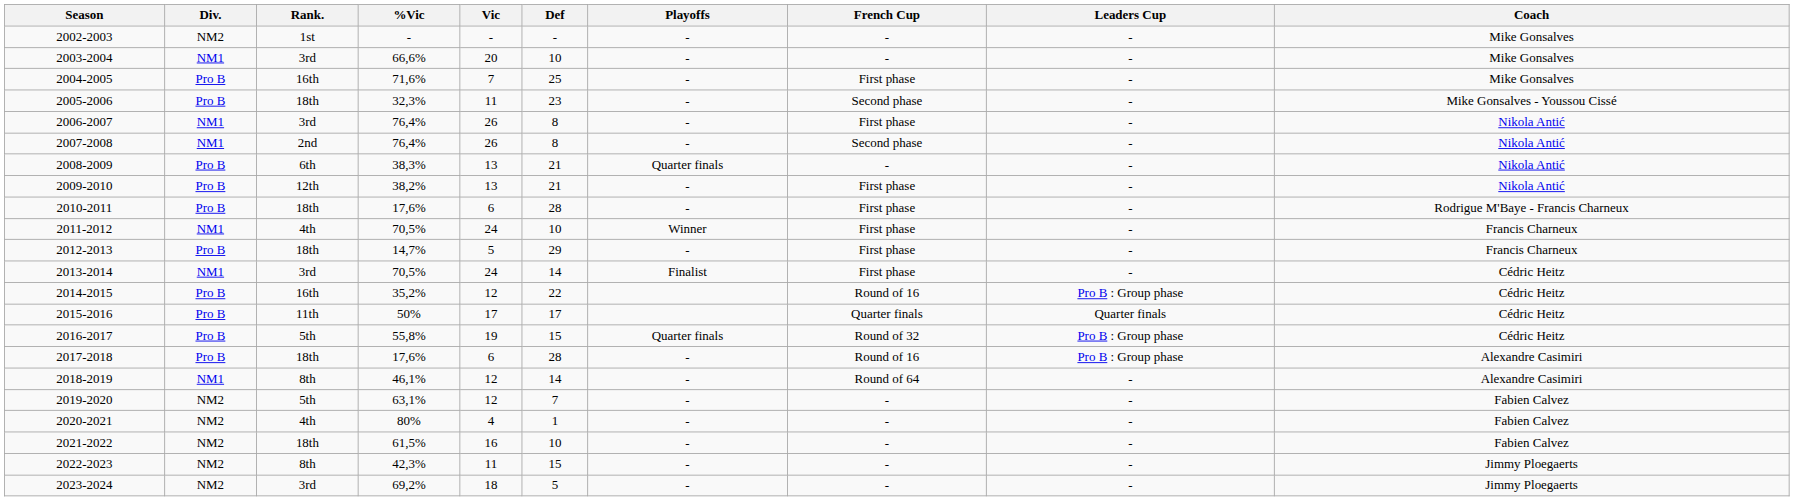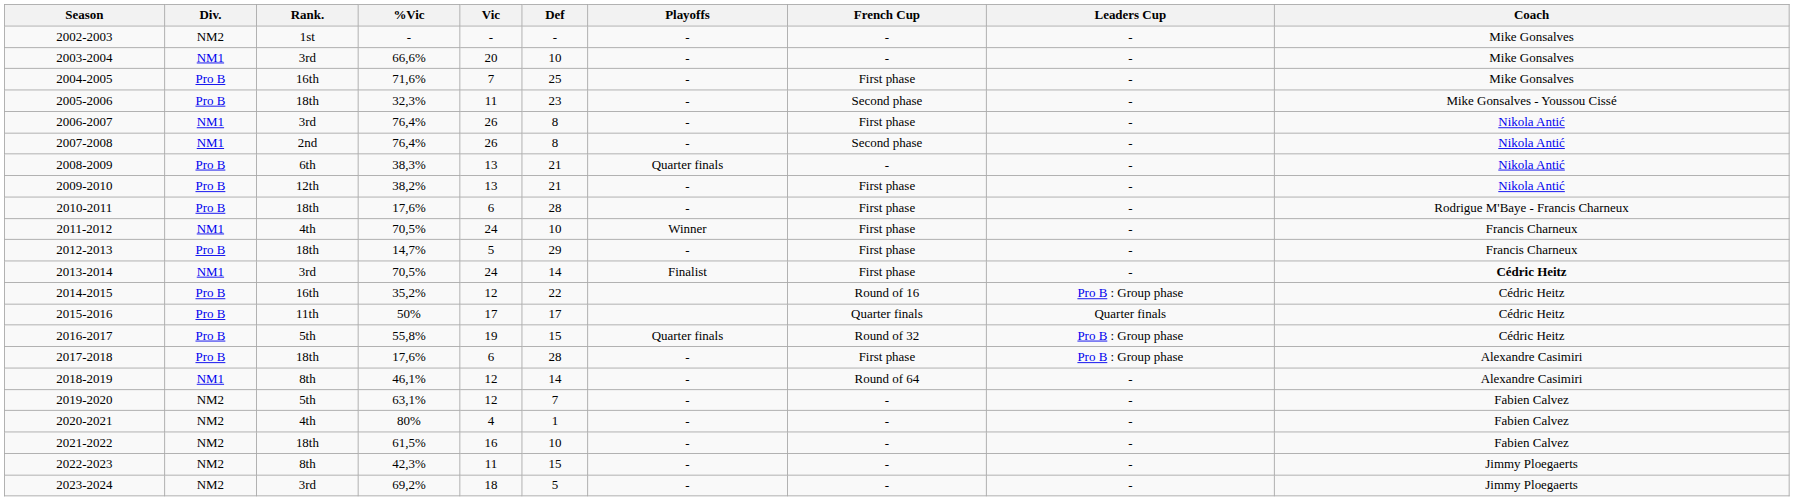(1532, 272) normal -> (1532, 272) bold
(887, 357) Round of 16 -> (887, 357) First phase
